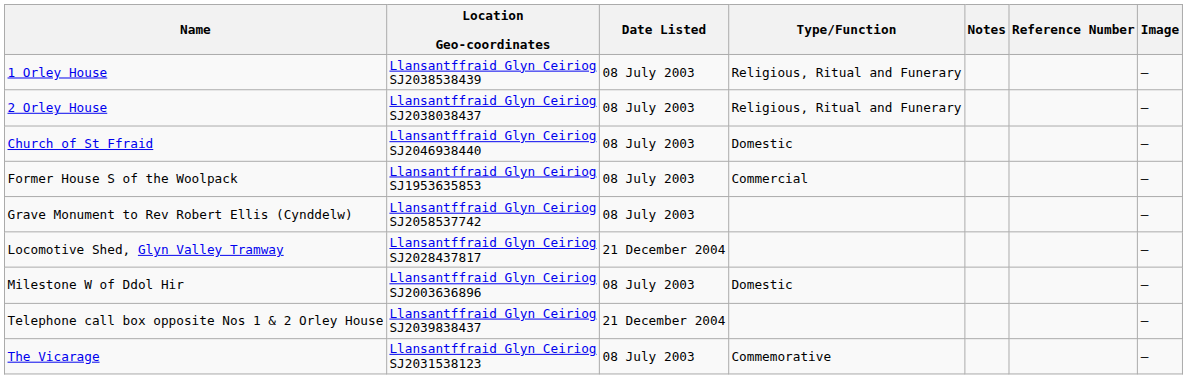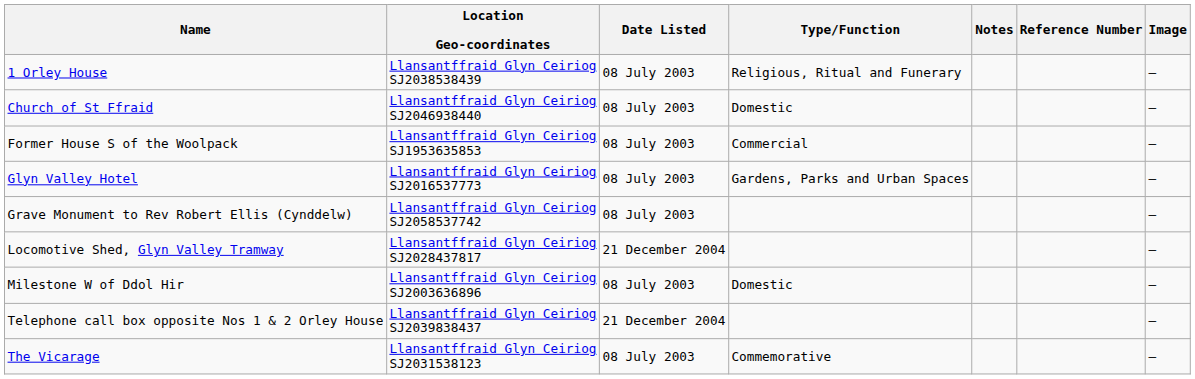- row: (57, 108)
+ row: (73, 179)
